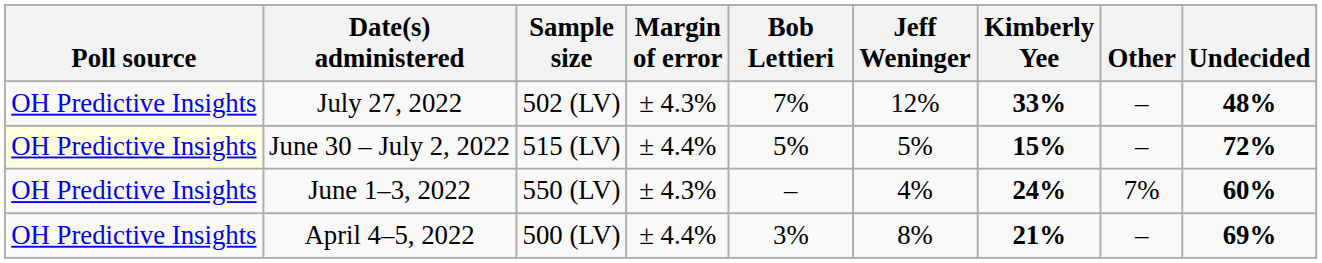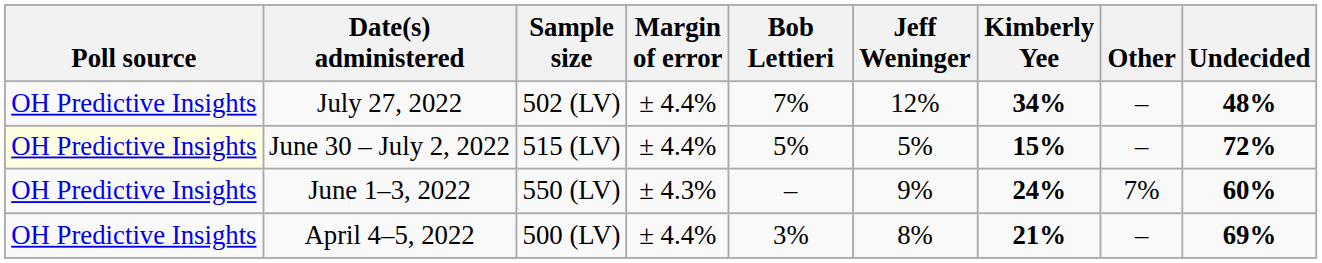(678, 102) ± 4.3% -> (678, 102) ± 4.4%
(1039, 102) 33% -> (1039, 102) 34%
(915, 191) 4% -> (915, 191) 9%
